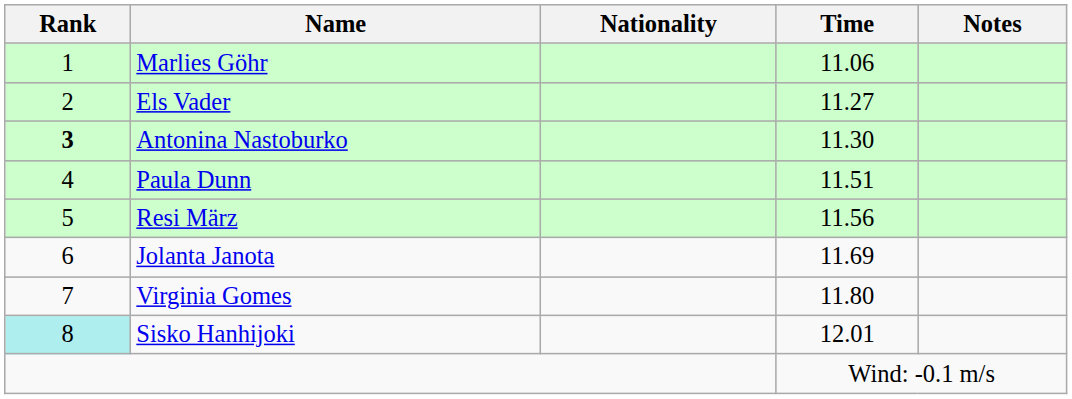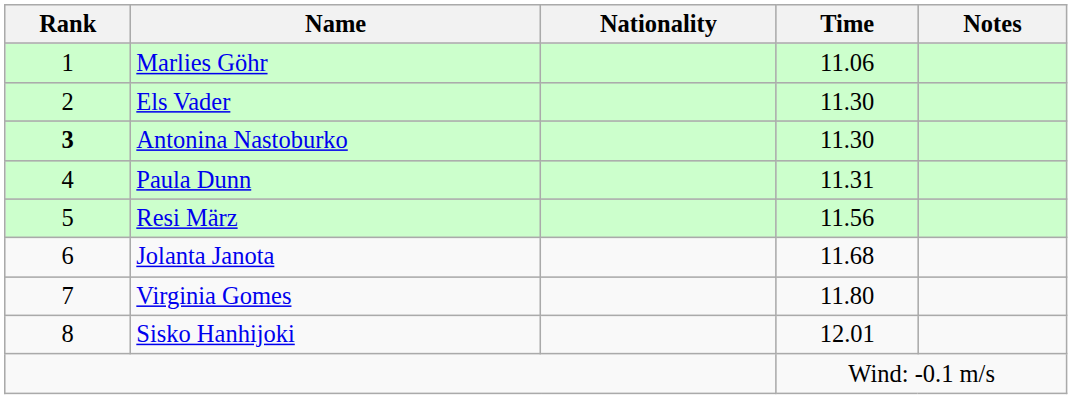(847, 101) 11.27 -> (847, 101) 11.30
(847, 179) 11.51 -> (847, 179) 11.31
(847, 256) 11.69 -> (847, 256) 11.68
(68, 334) paleturquoise background -> (68, 334) no background
